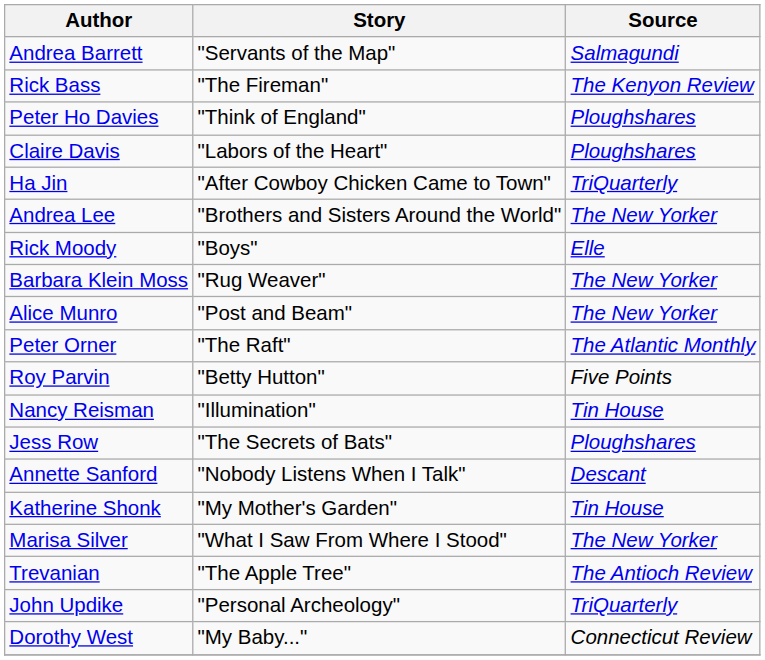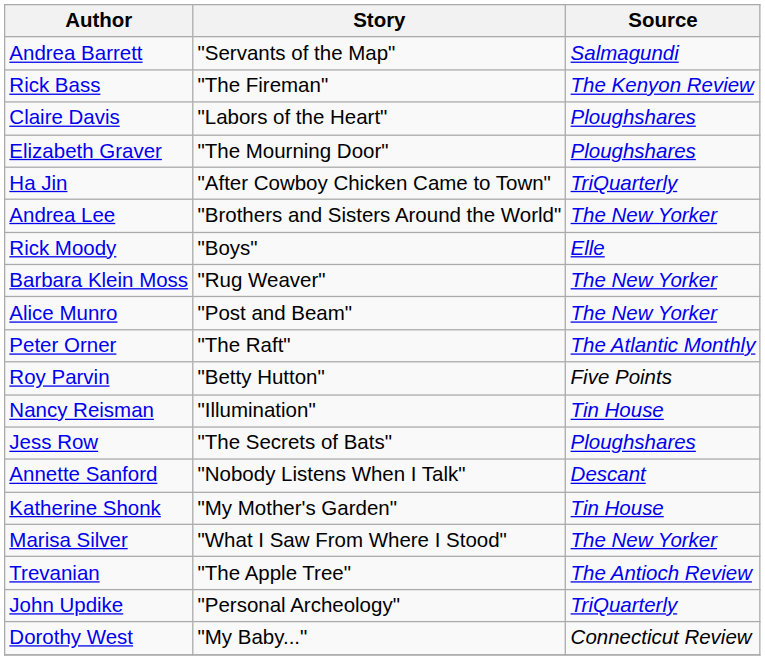- row: (84, 118)
+ row: (86, 150)
